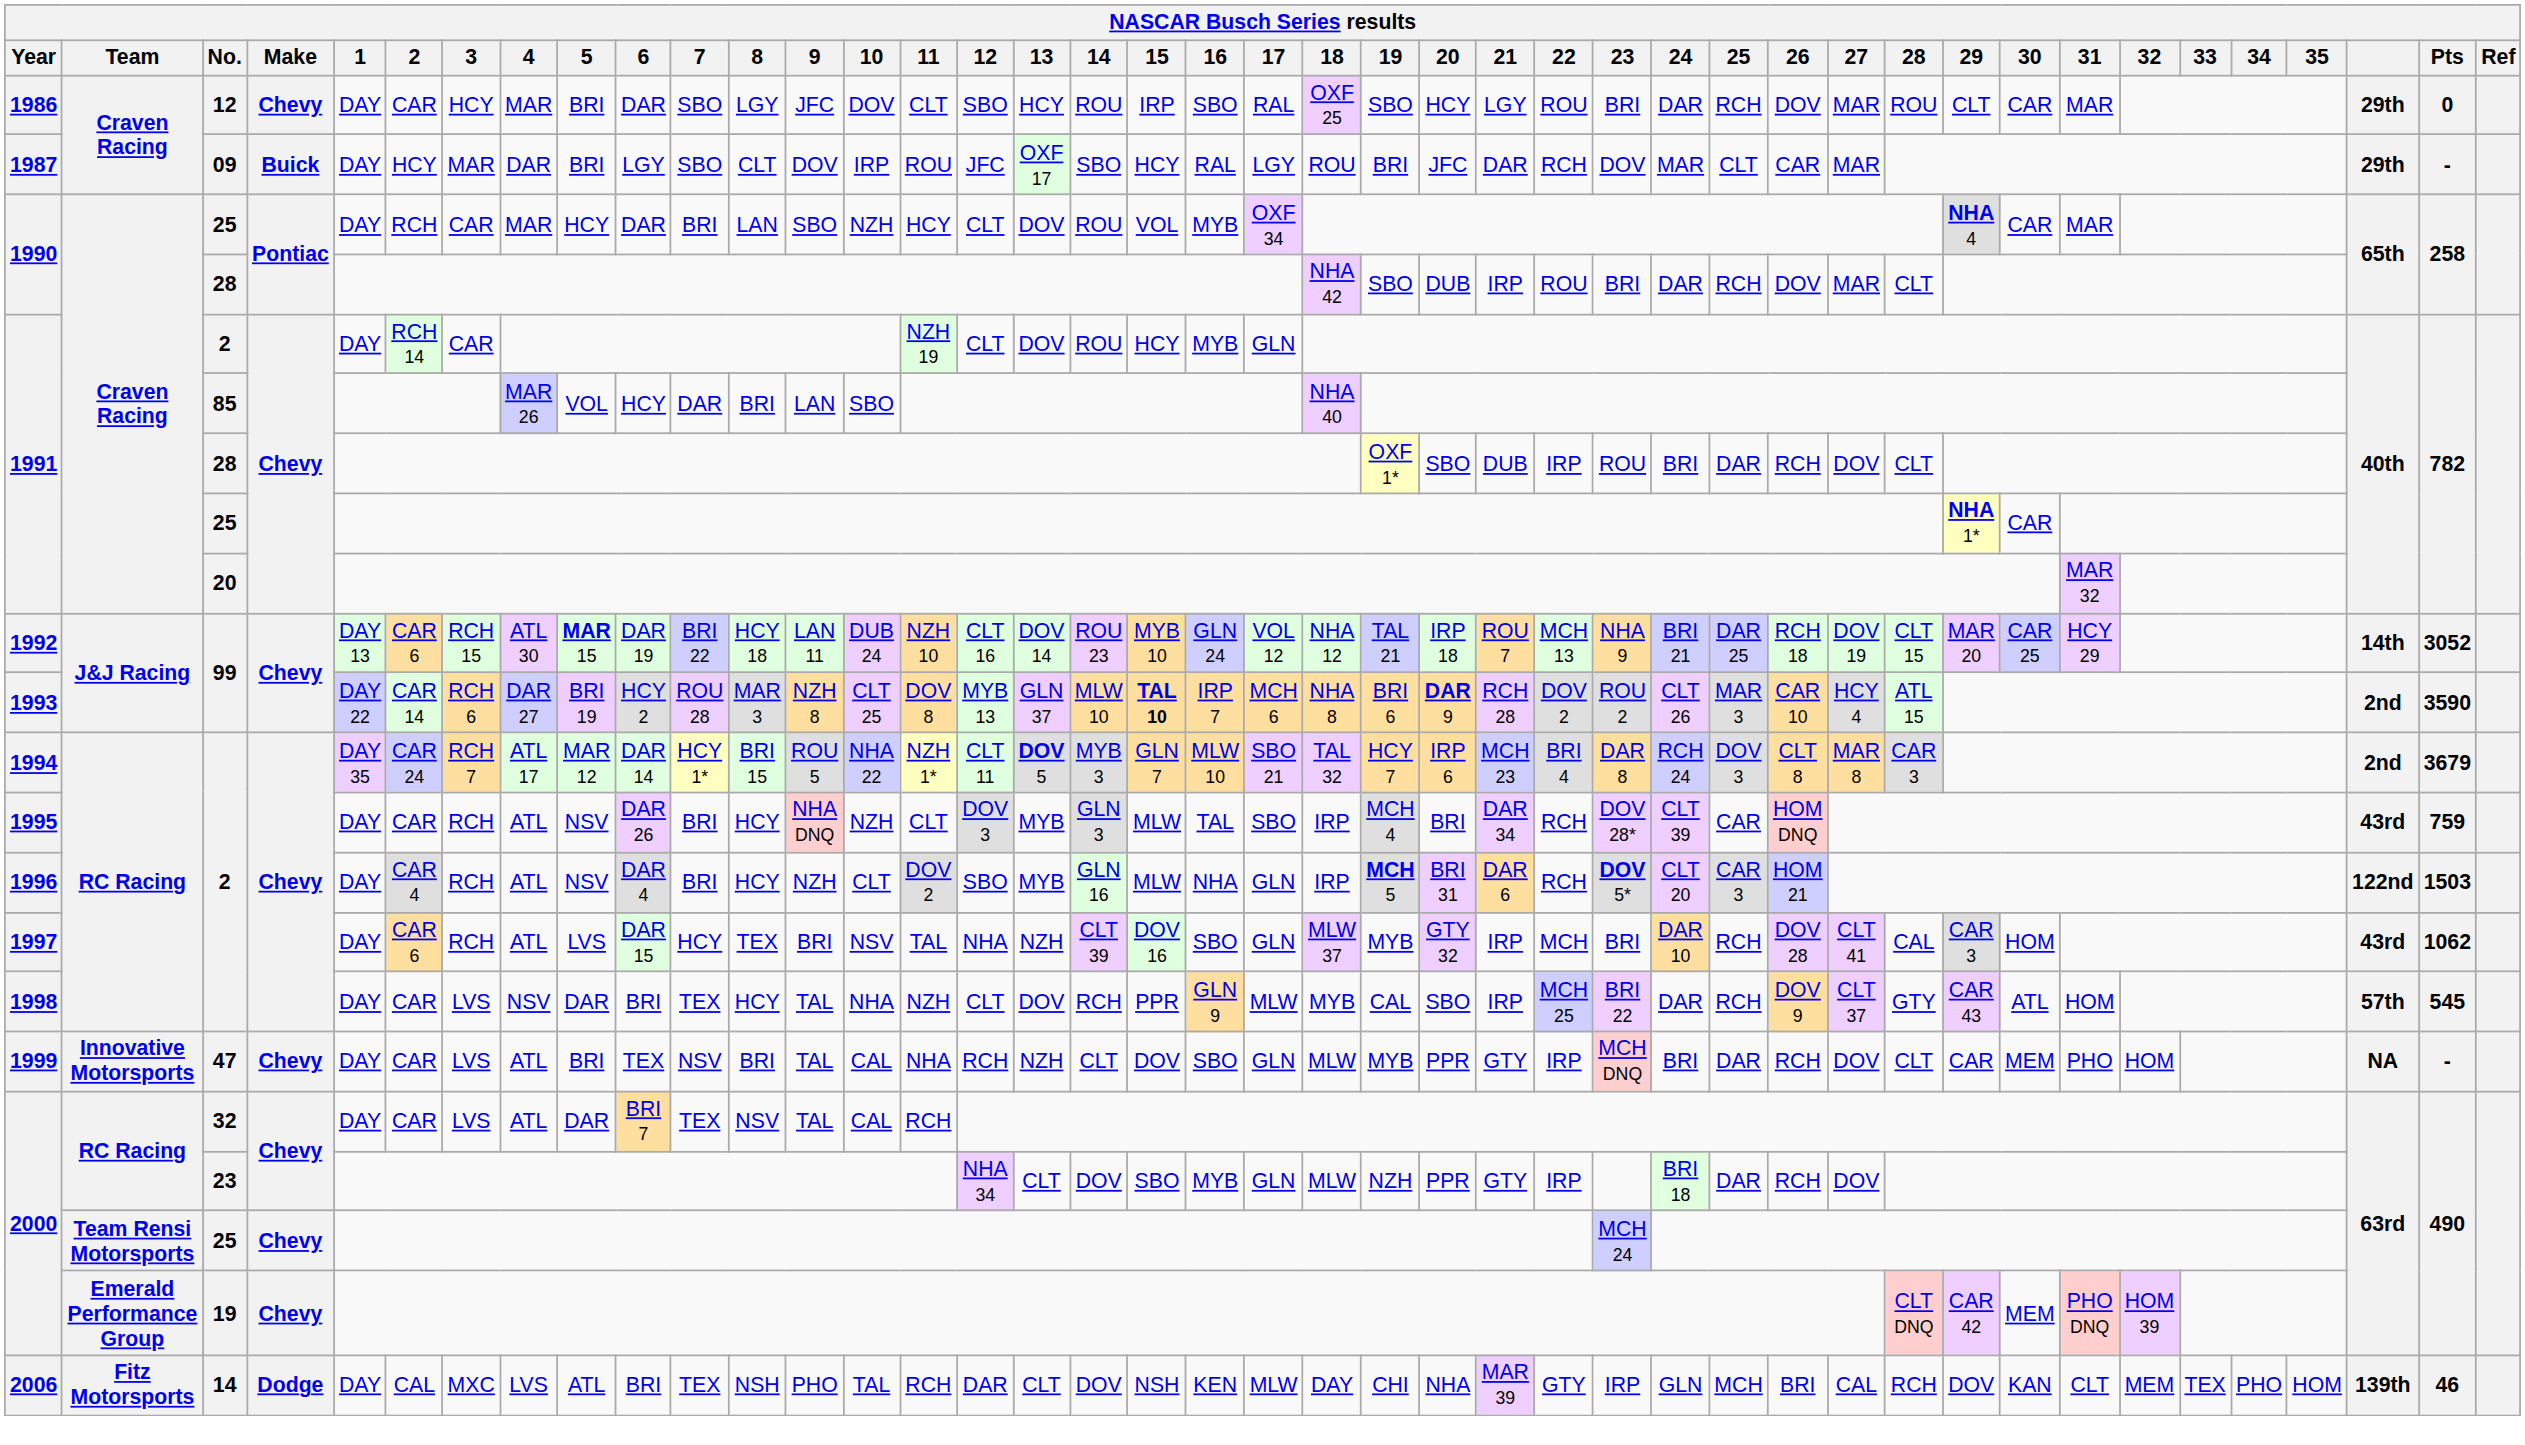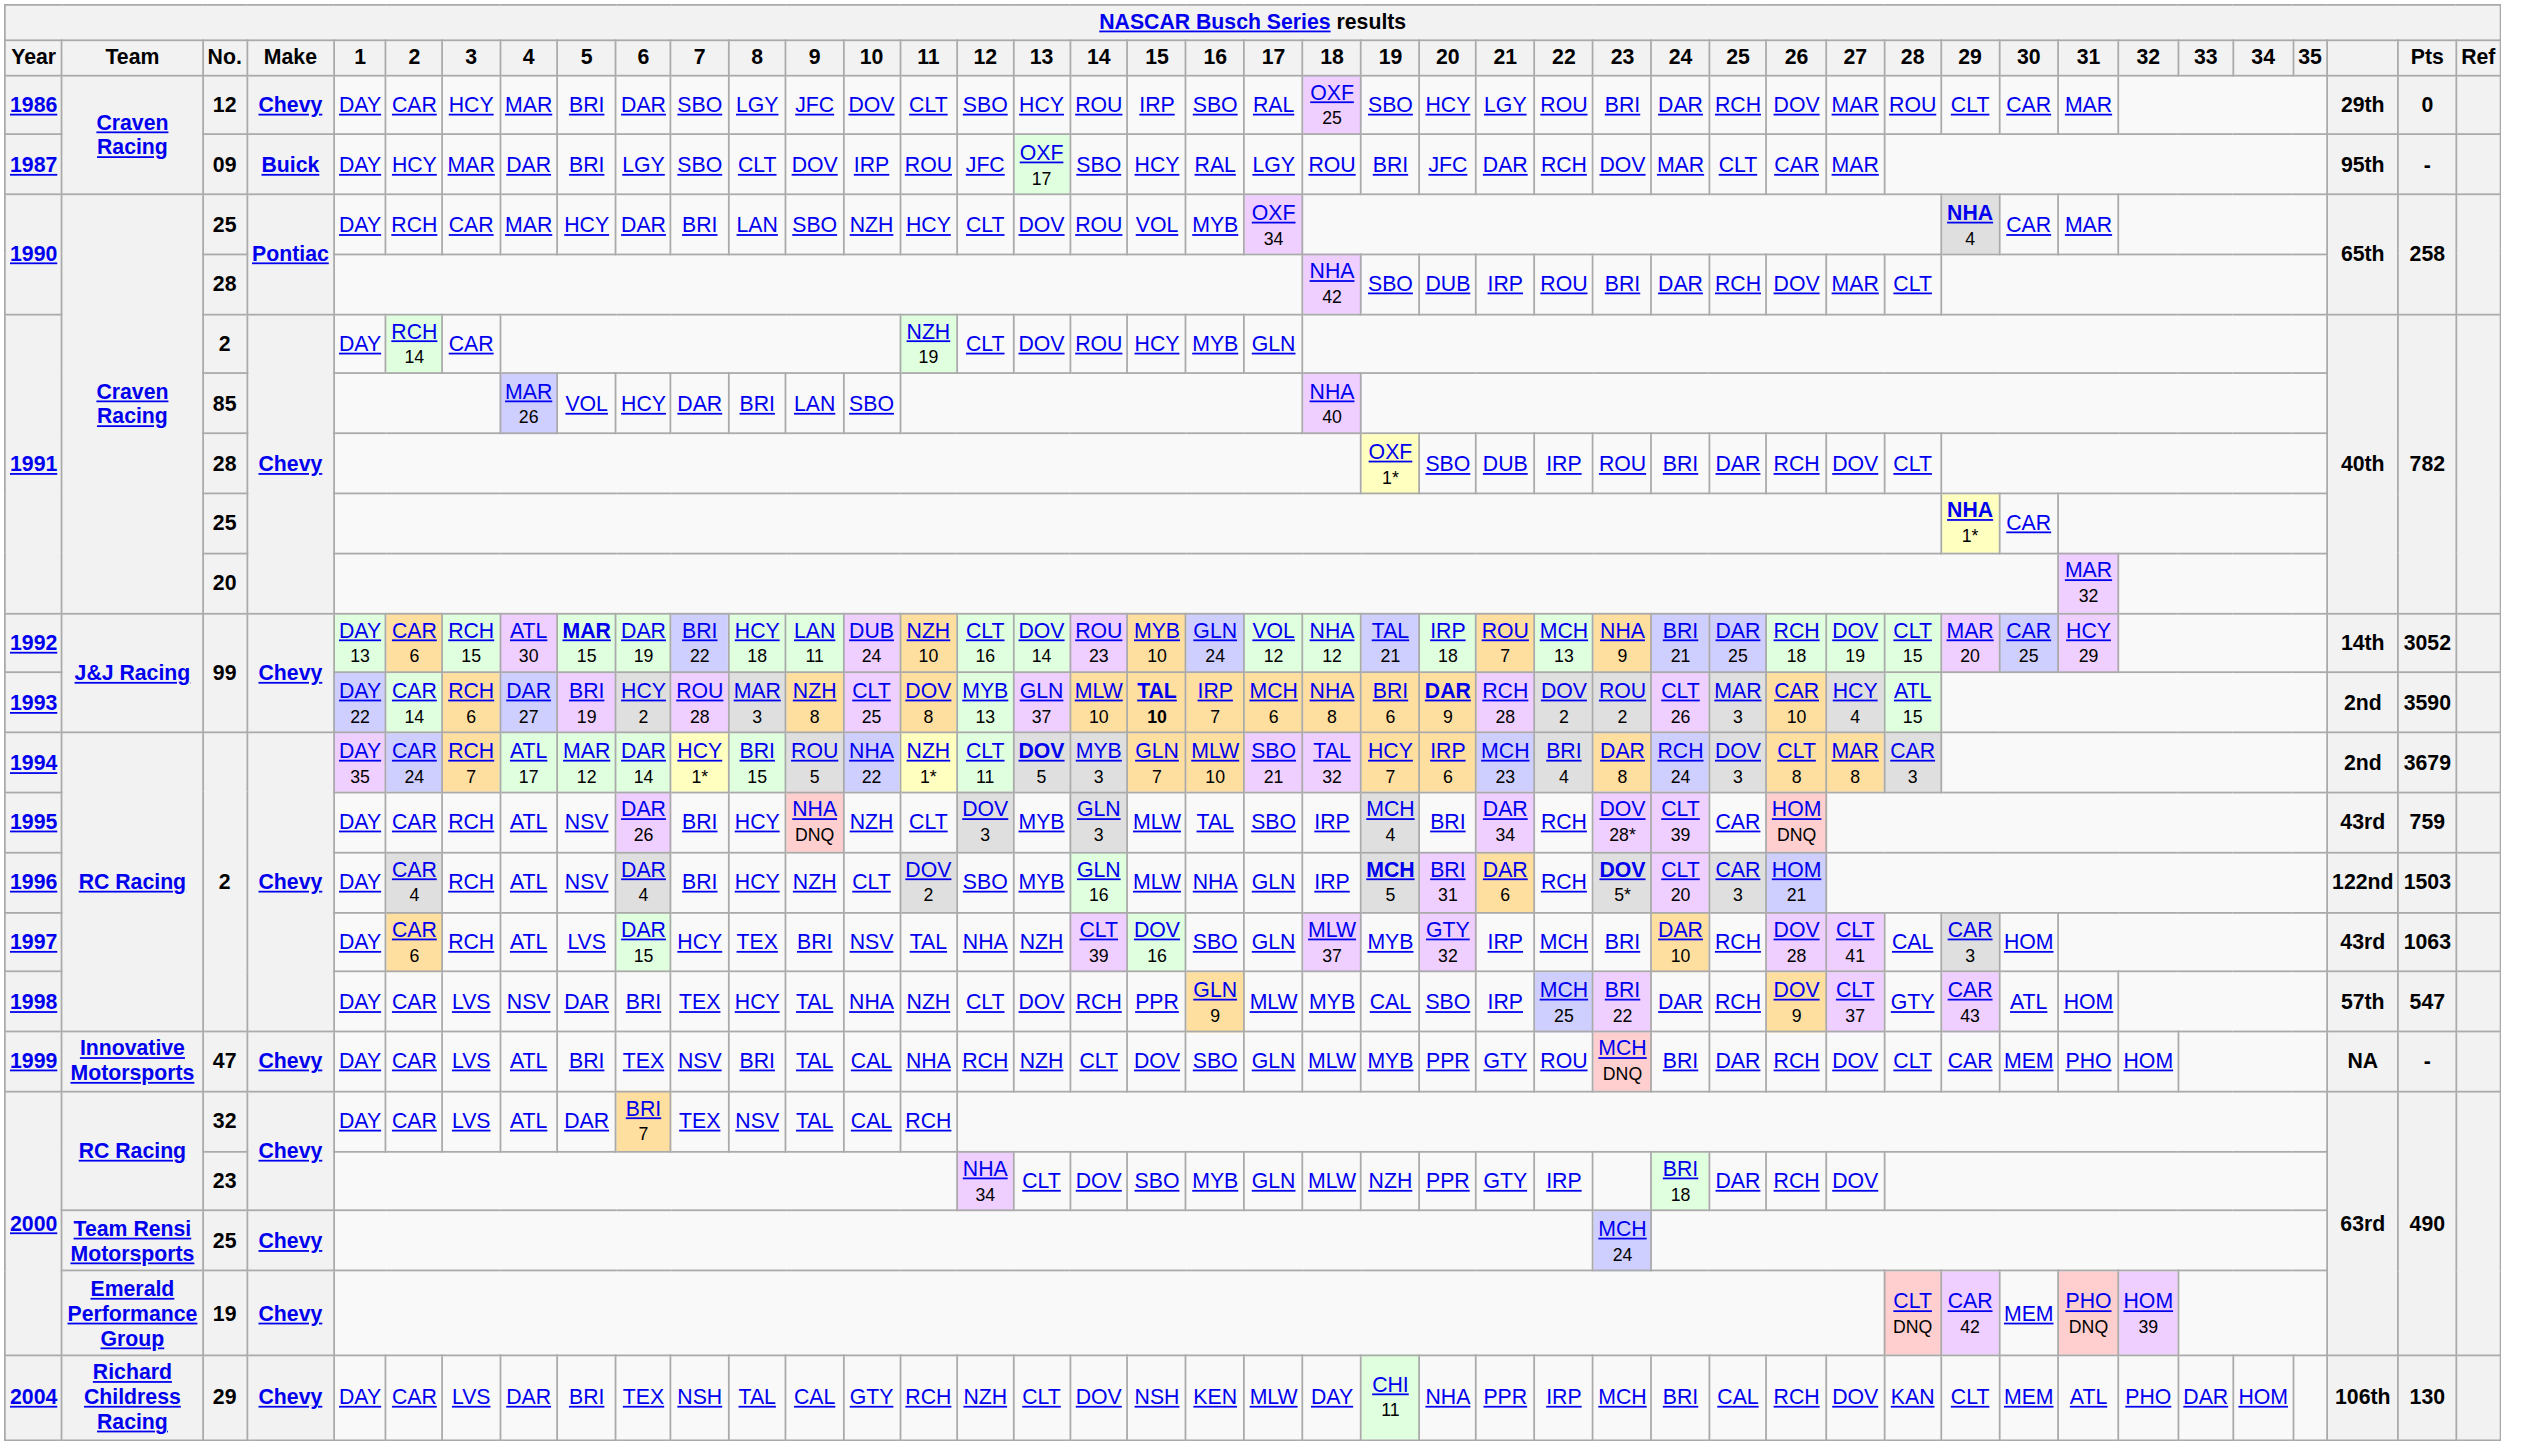(2383, 165) 29th -> (2363, 165) 95th
(2447, 942) 1062 -> (2427, 942) 1063
(2447, 1002) 545 -> (2427, 1002) 547
(1564, 1061) IRP -> (1564, 1061) ROU
+ row: (34, 1398)
- row: (34, 1385)
